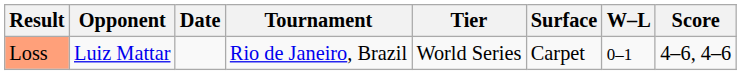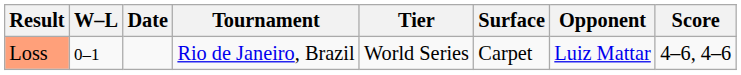columns swapped: (629, 20) <-> (122, 20)
